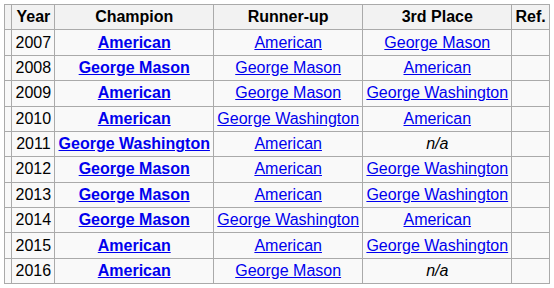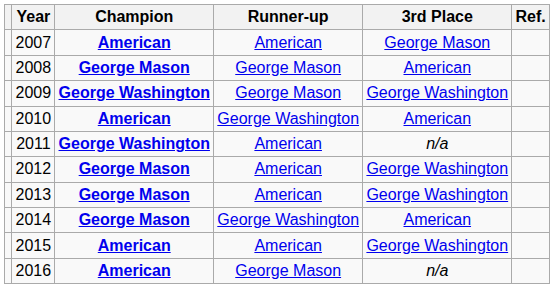(134, 93) American -> (134, 93) George Washington
